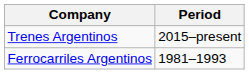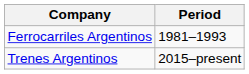rows swapped: (80, 58) <-> (62, 36)
